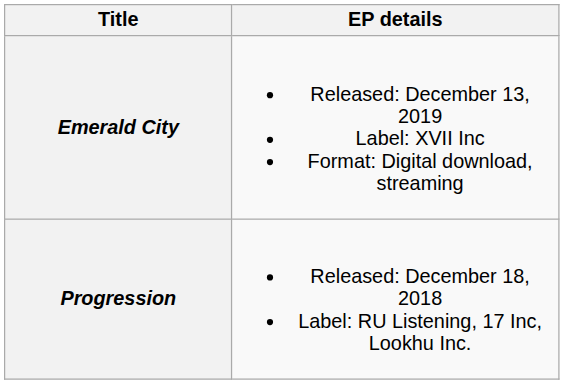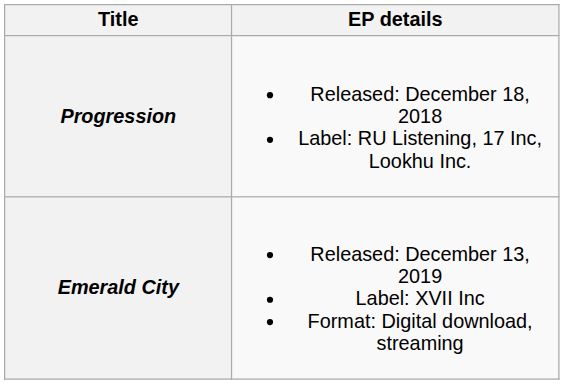rows swapped: (118, 298) <-> (118, 127)
